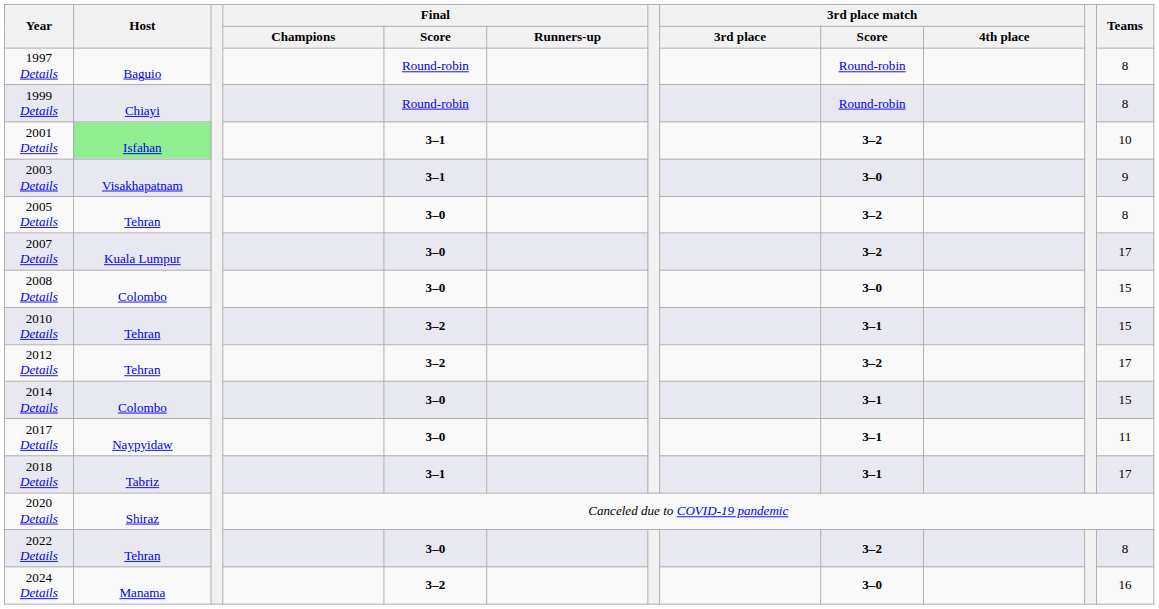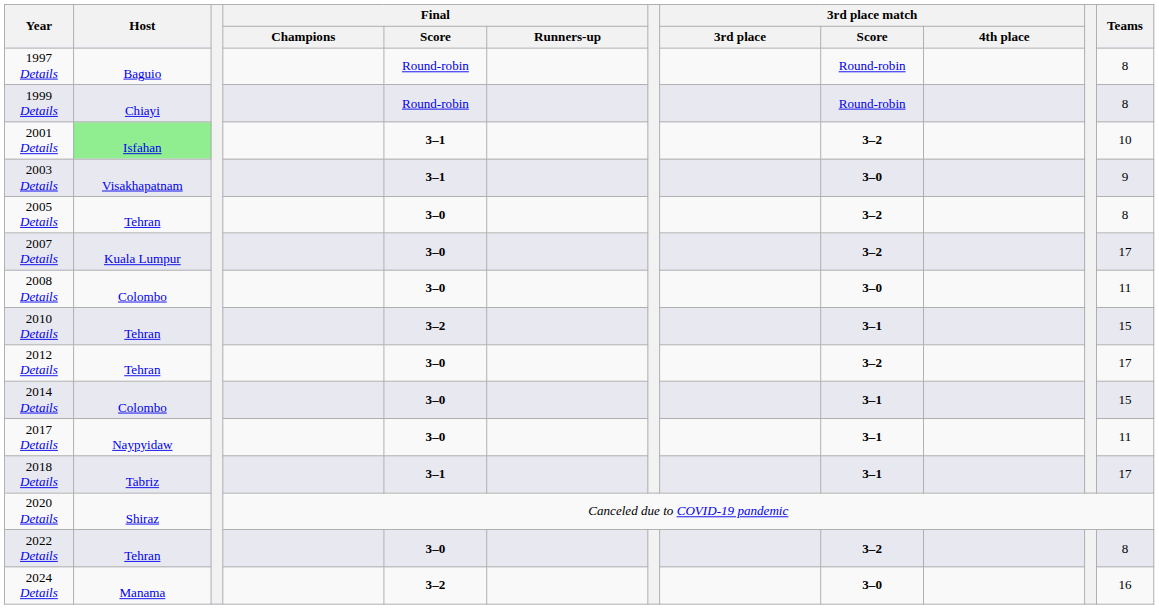(1125, 289) 15 -> (1125, 289) 11
(435, 363) 3–2 -> (435, 363) 3–0
